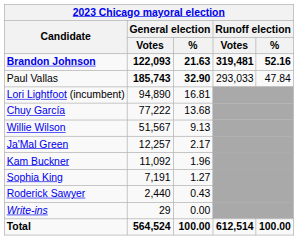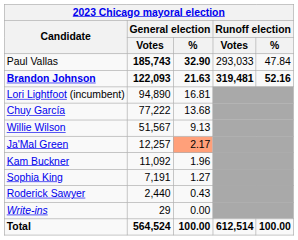rows swapped: (51, 62) <-> (32, 78)
(200, 144) no background -> (200, 144) lightsalmon background
